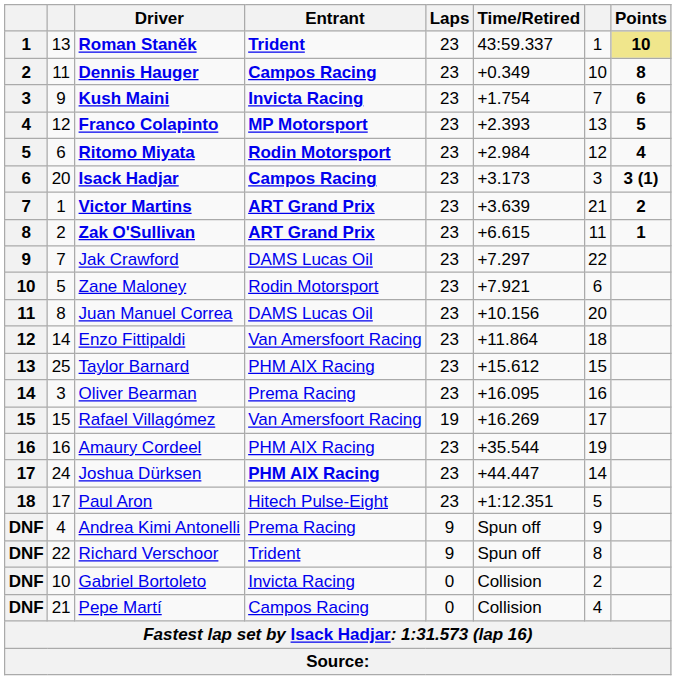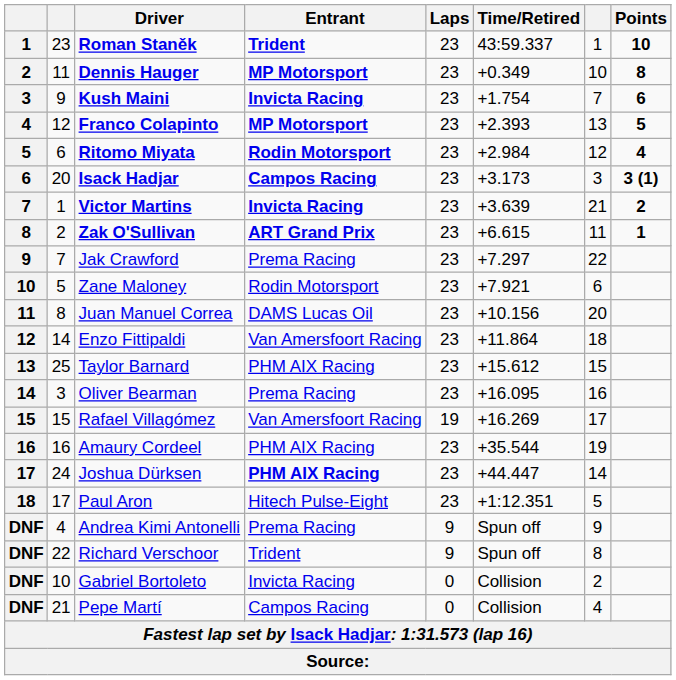(61, 44) 13 -> (61, 44) 23
(641, 44) khaki background -> (641, 44) no background
(312, 71) Campos Racing -> (308, 71) MP Motorsport
(311, 205) ART Grand Prix -> (306, 205) Invicta Racing
(310, 259) DAMS Lucas Oil -> (302, 259) Prema Racing
